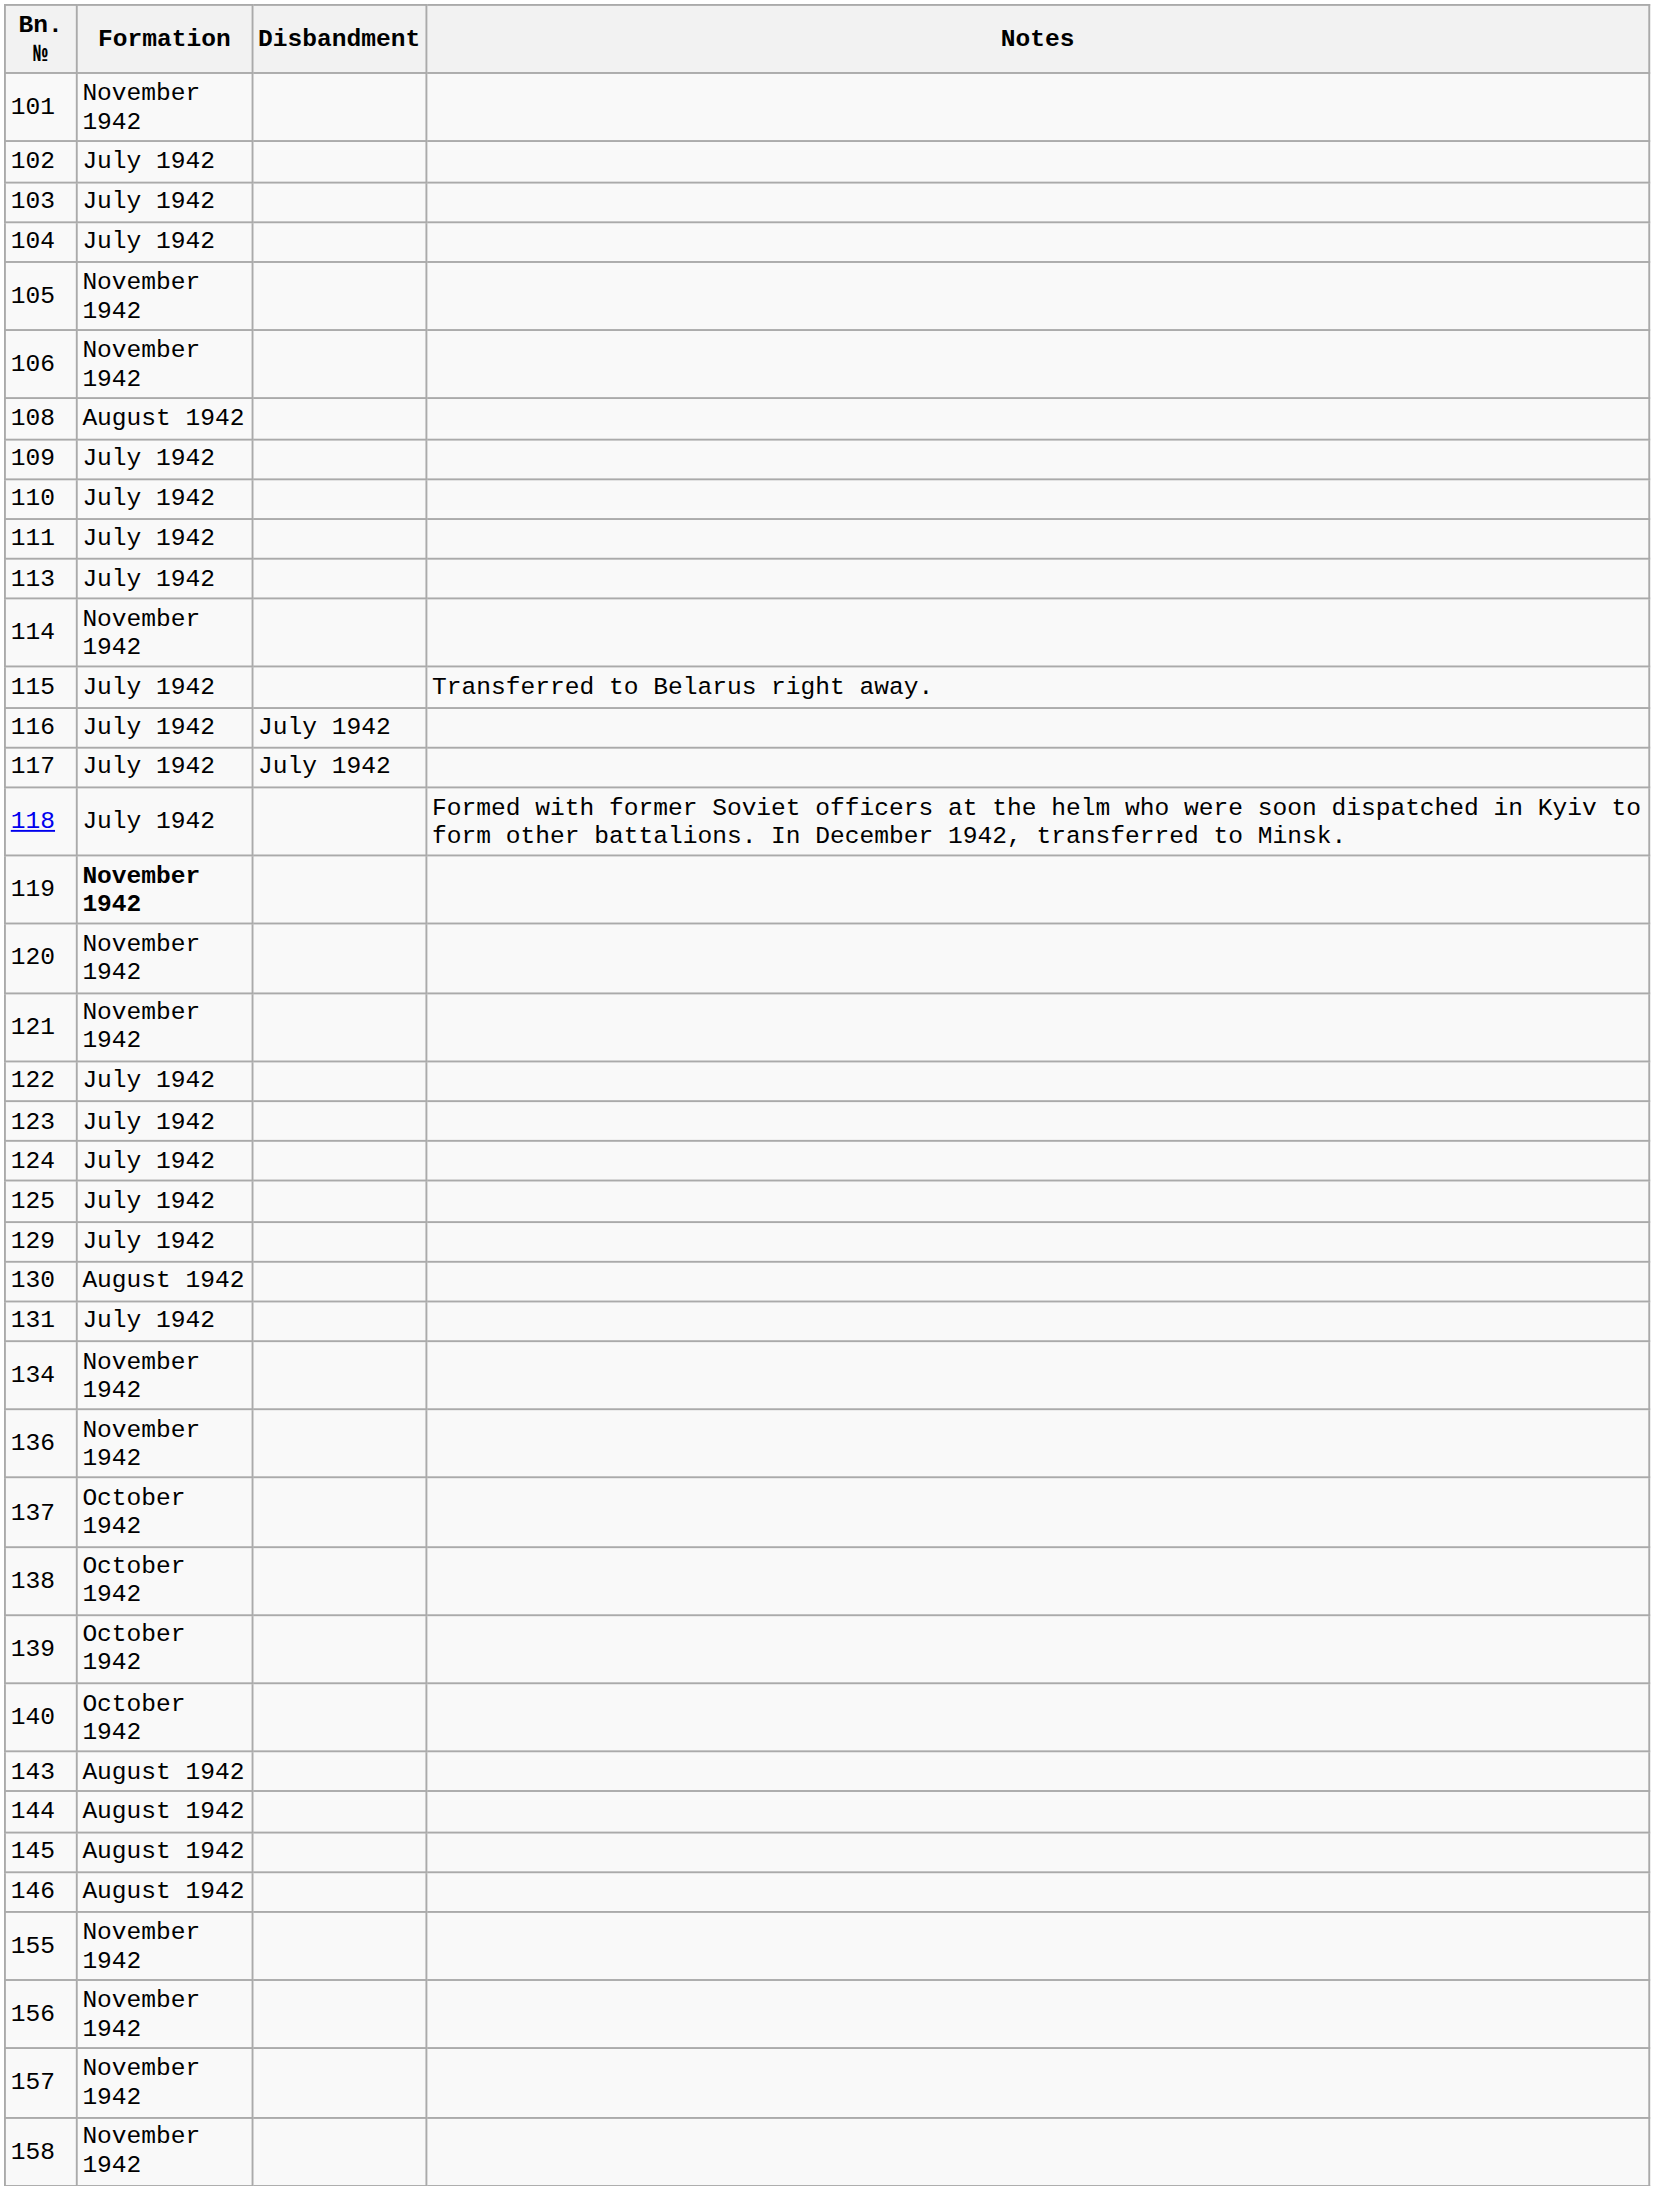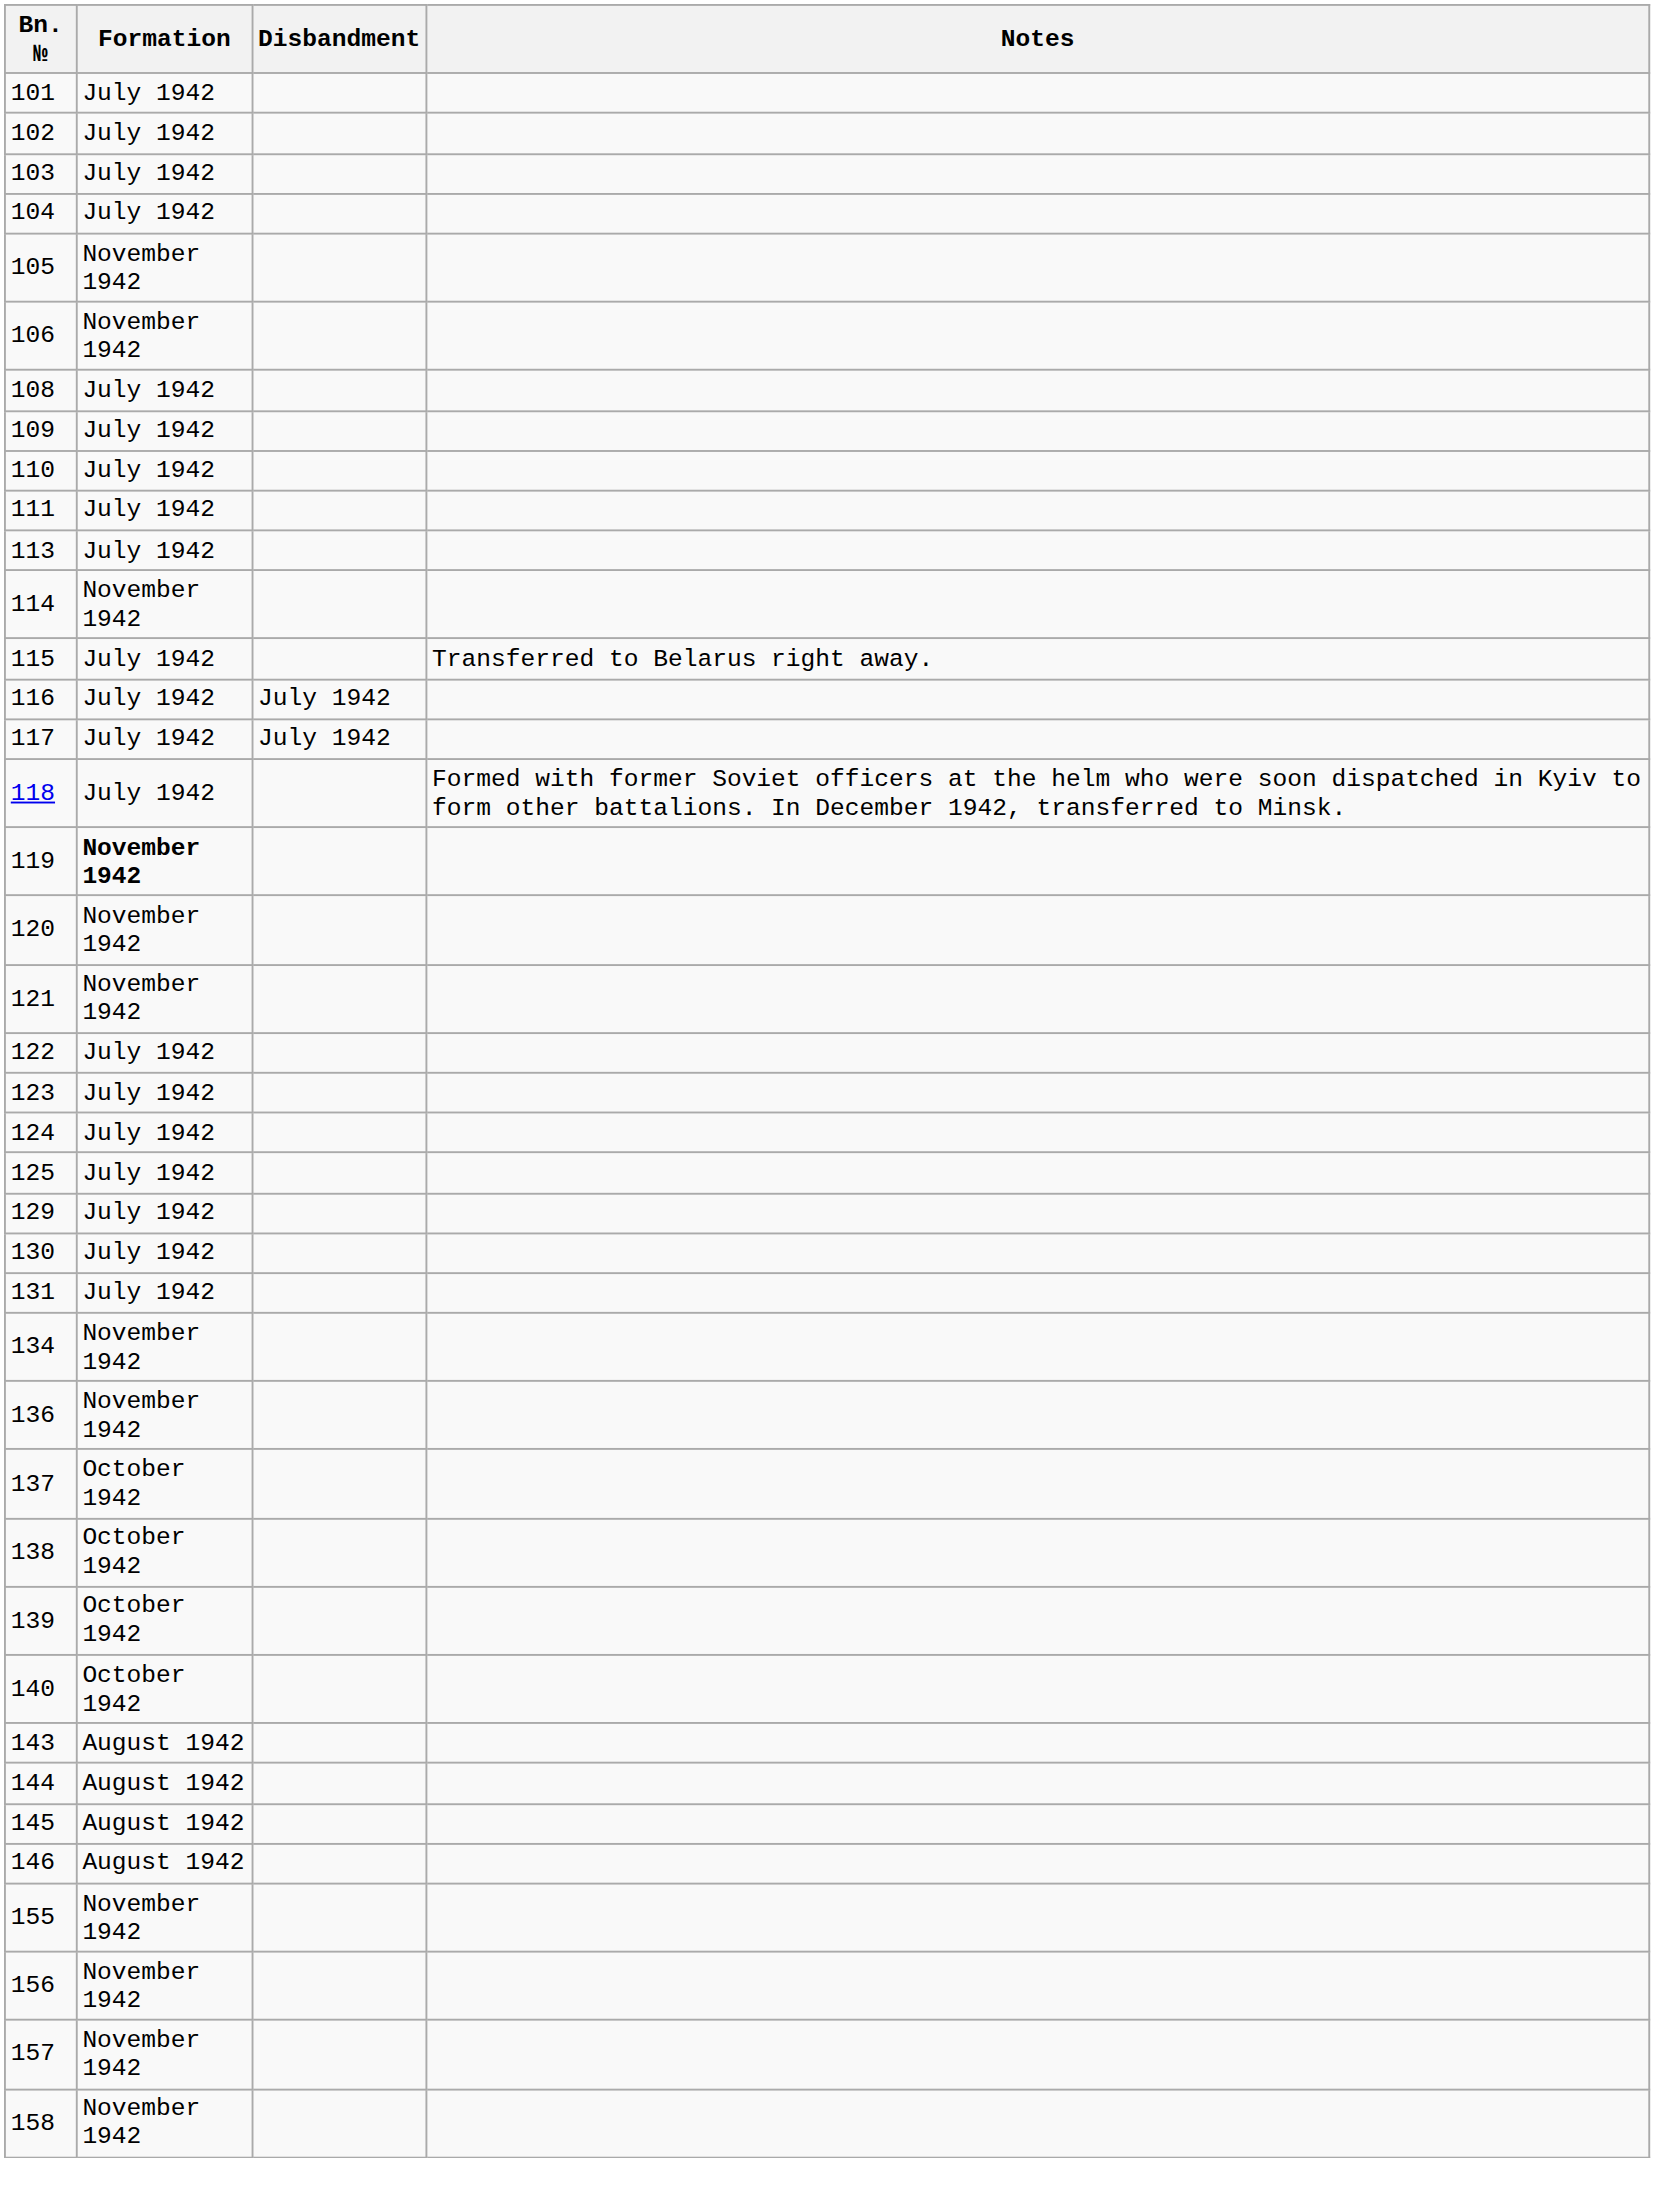(141, 108) November 1942 -> (149, 93) July 1942
(163, 419) August 1942 -> (149, 390) July 1942
(163, 1281) August 1942 -> (149, 1253) July 1942
